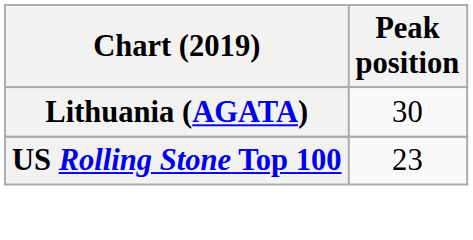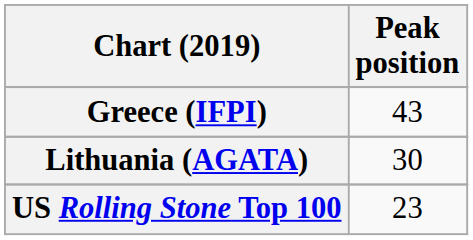+ row: (177, 111)
